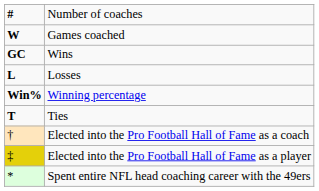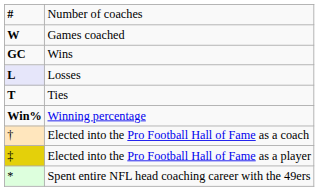(11, 75) no background -> (11, 75) lavender background
rows swapped: (58, 115) <-> (97, 95)
